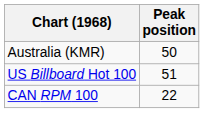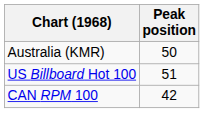(169, 96) 22 -> (169, 96) 42
